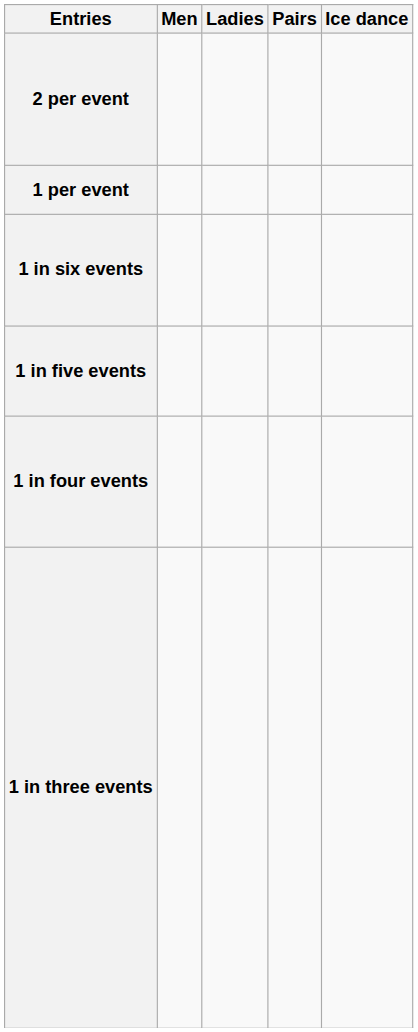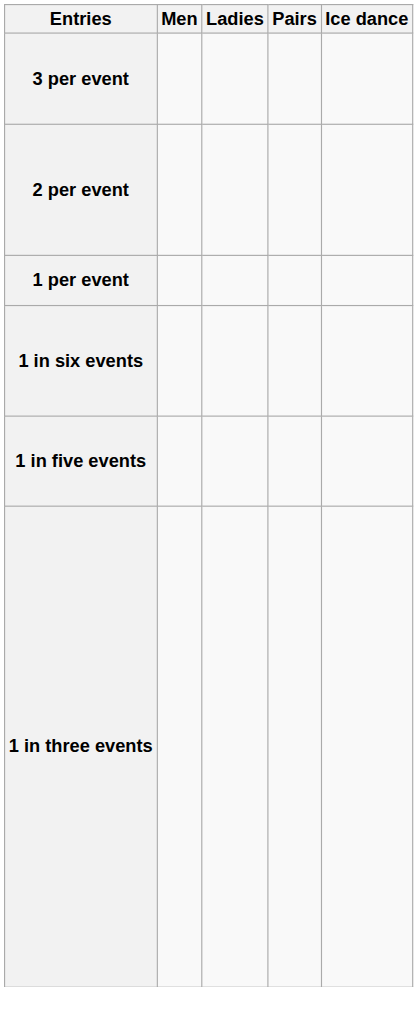+ row: (81, 78)
- row: (81, 481)
